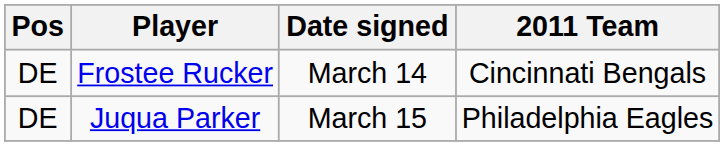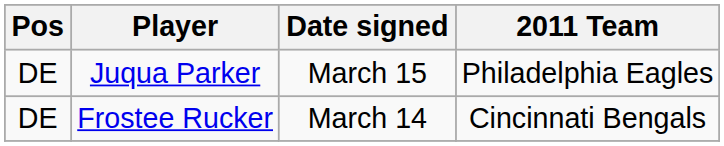rows swapped: (175, 118) <-> (175, 72)
